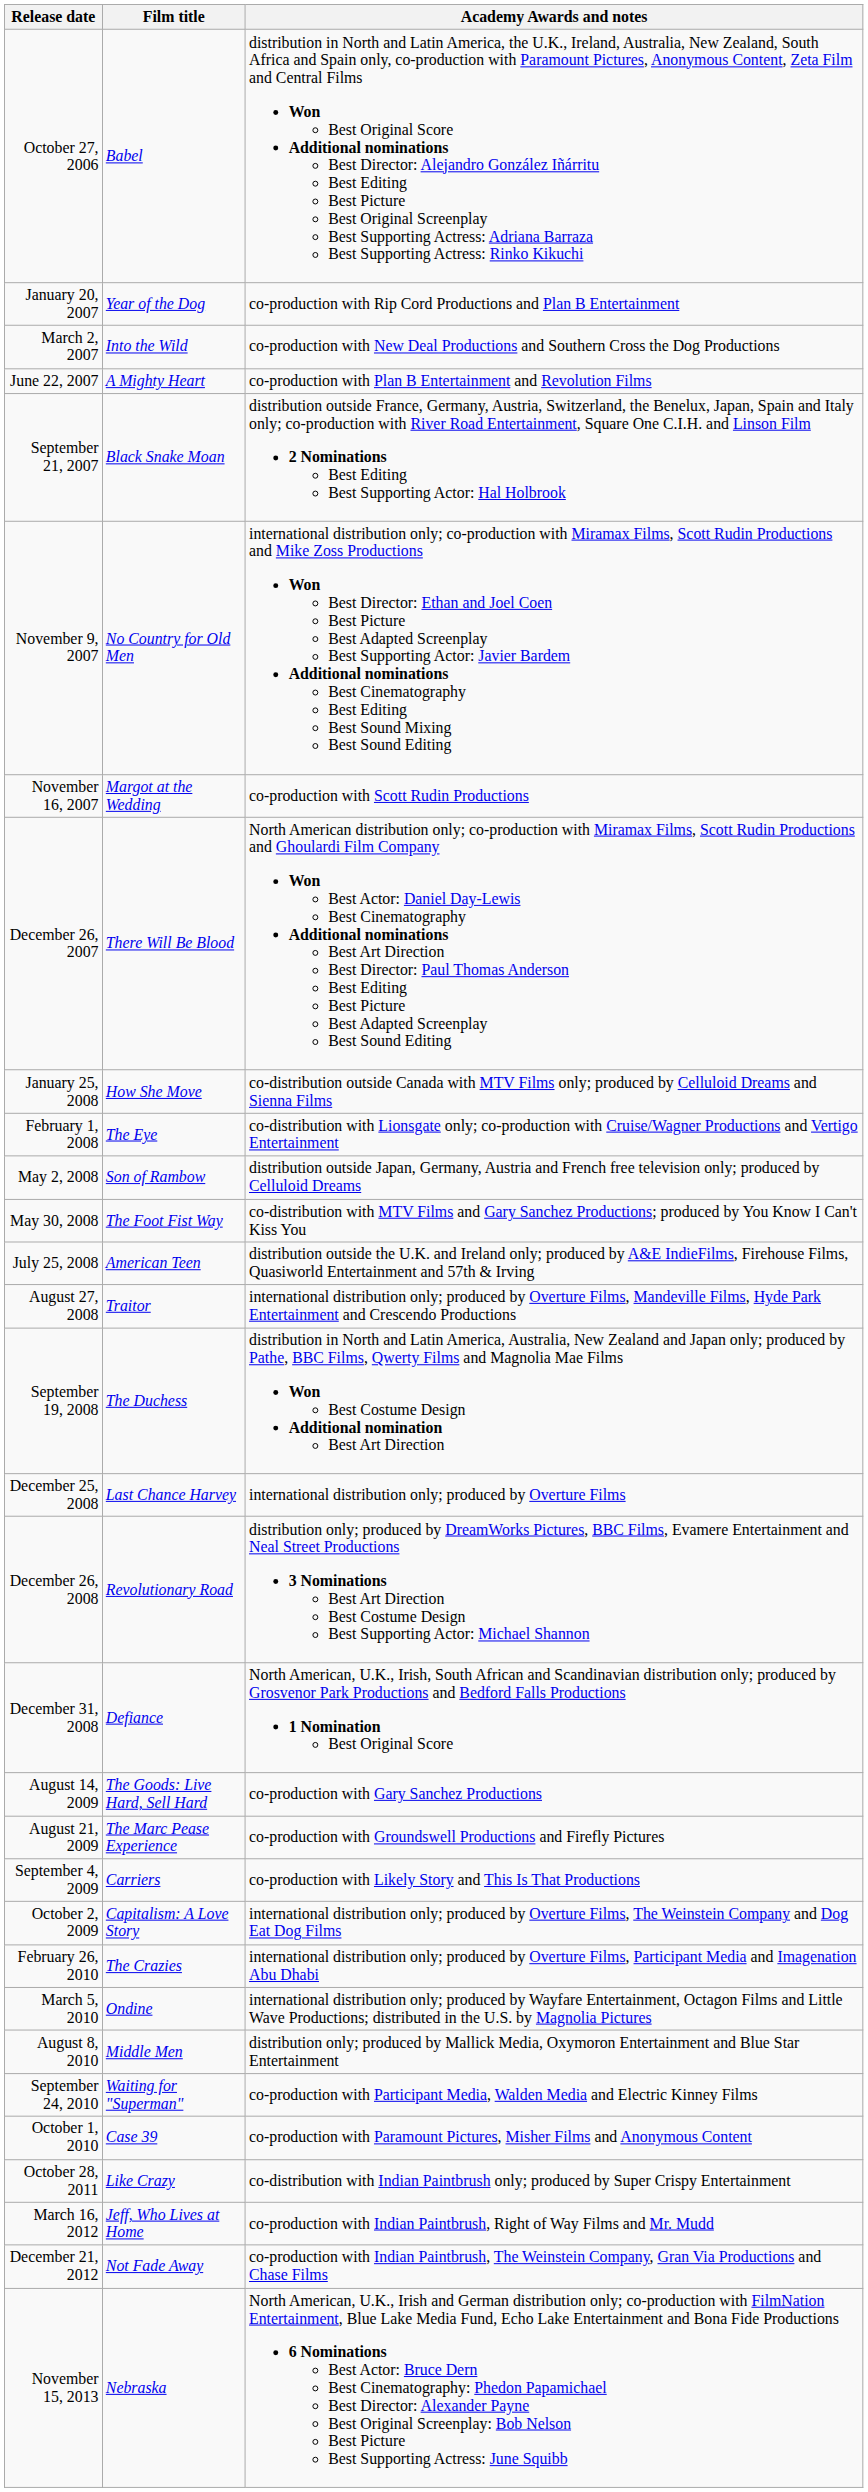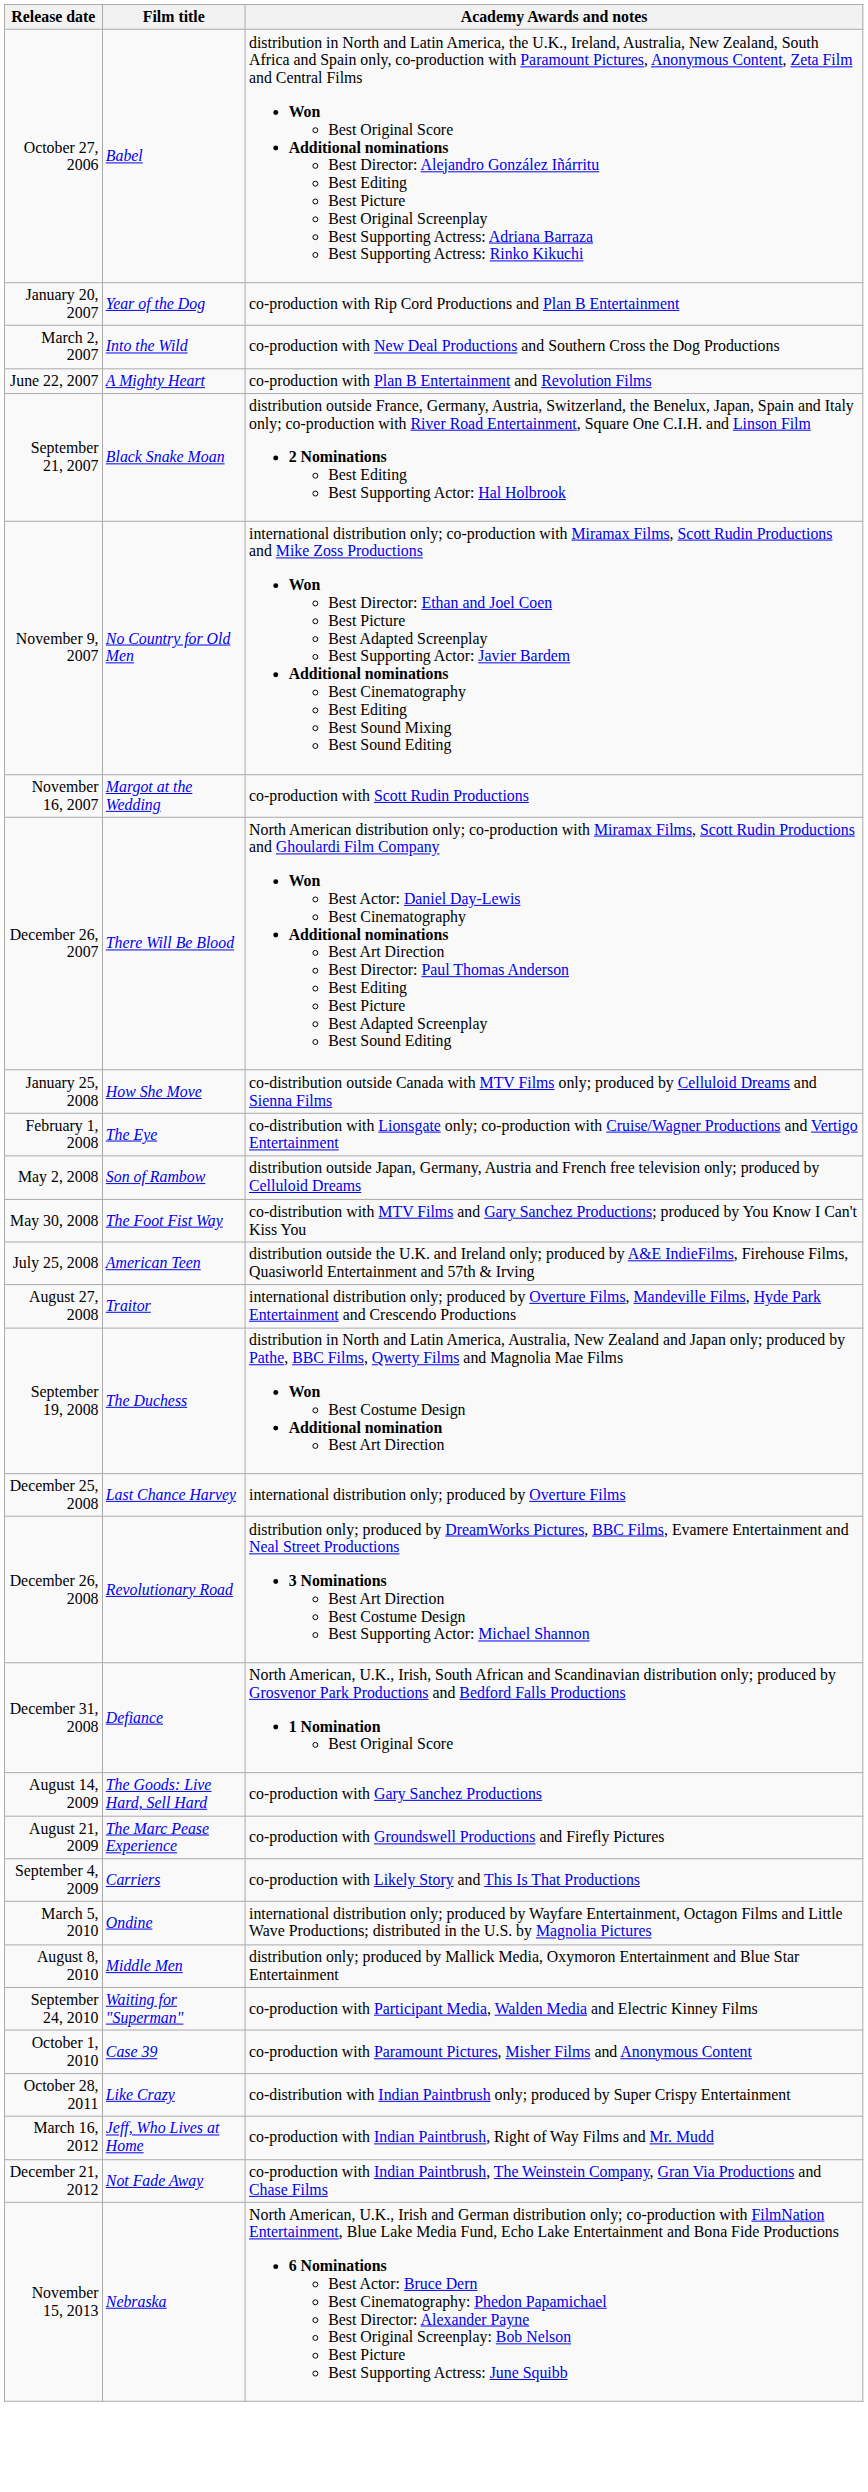- row: (65, 1923)
- row: (58, 1965)
